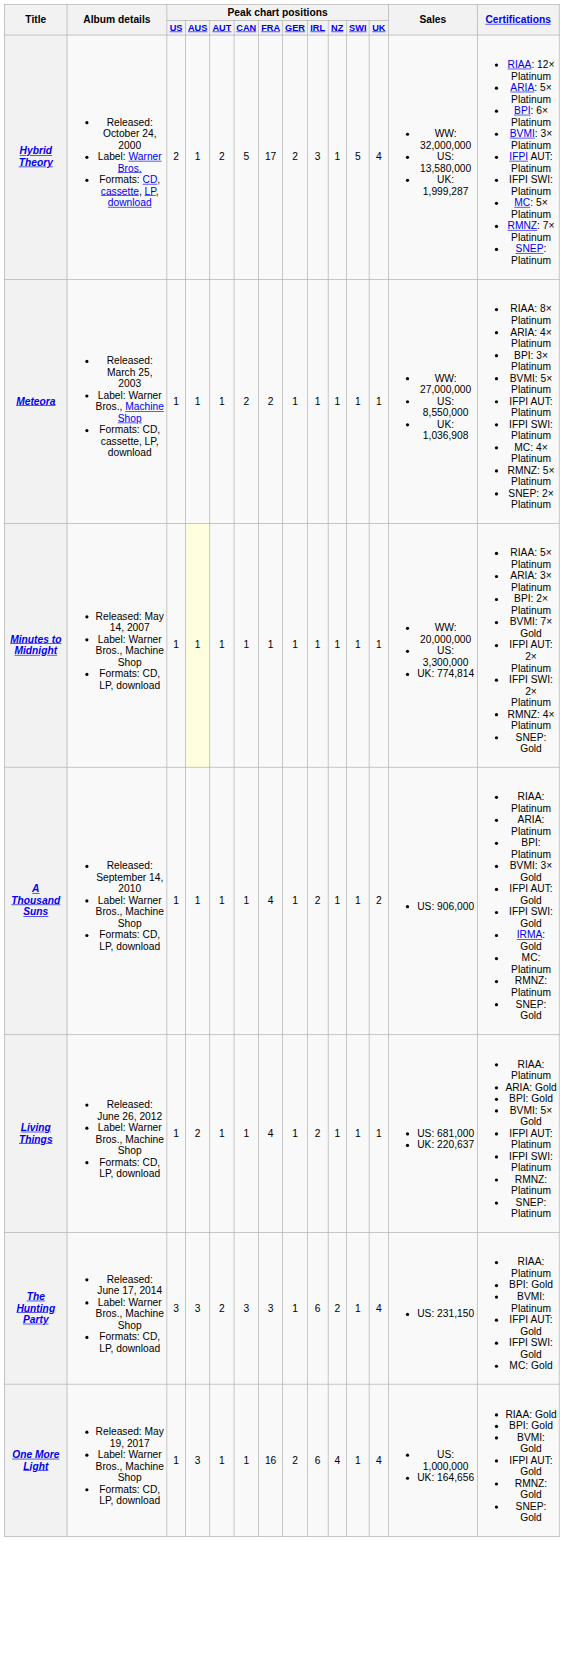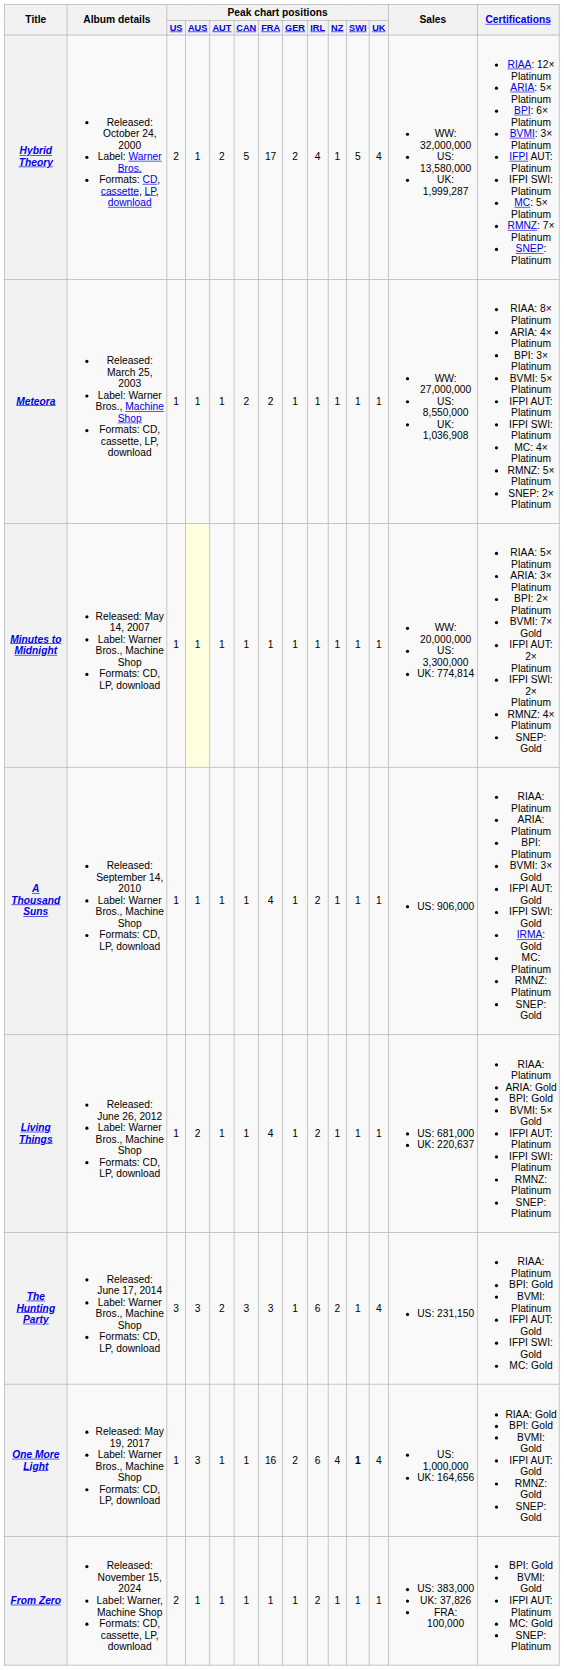(318, 157) 3 -> (318, 157) 4
(379, 901) 2 -> (379, 901) 1
(358, 1460) normal -> (358, 1460) bold
+ row: (36, 1600)
